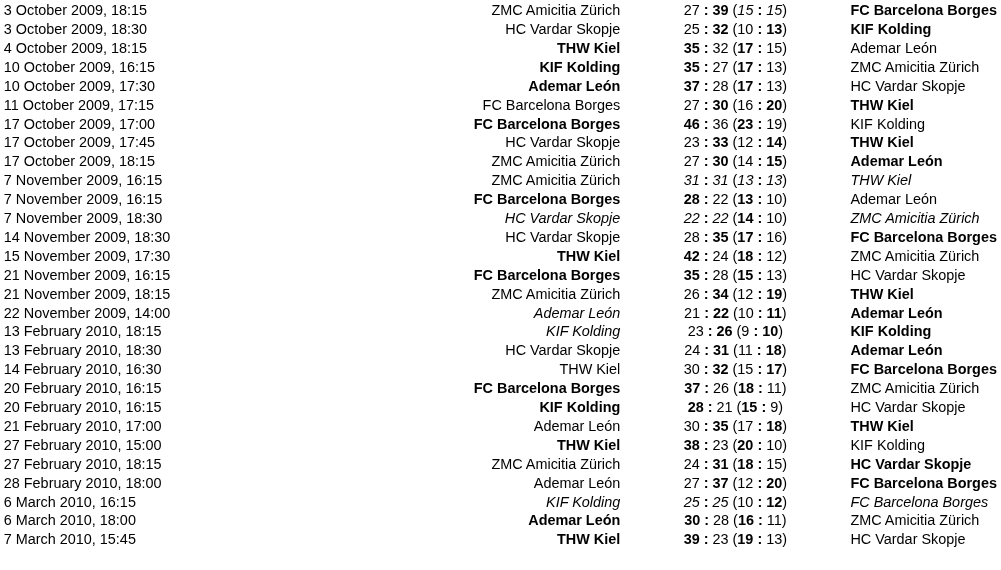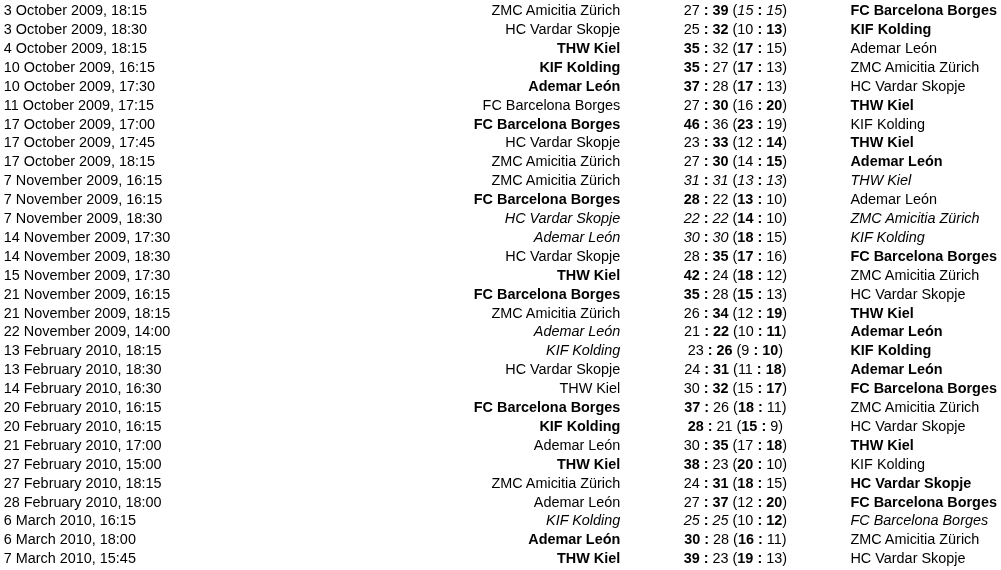+ row: (87, 237)
